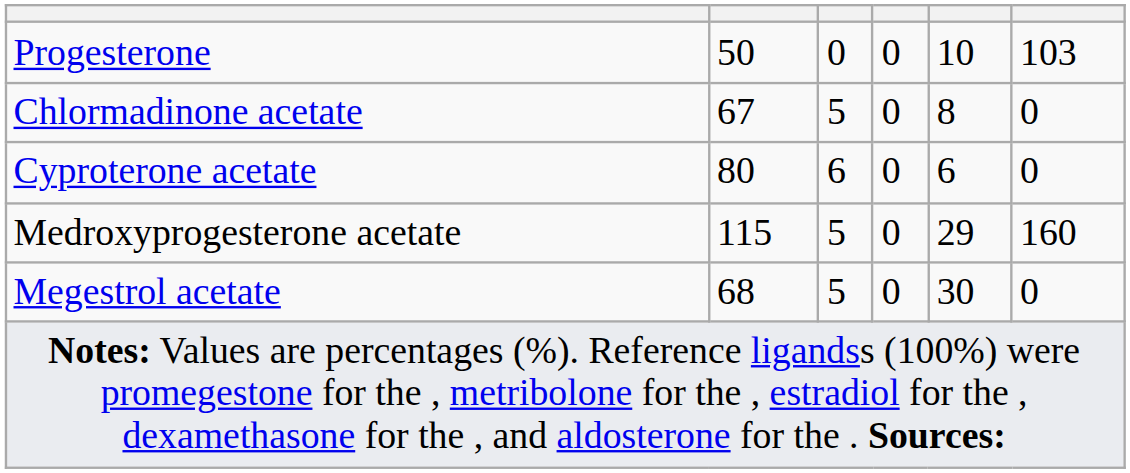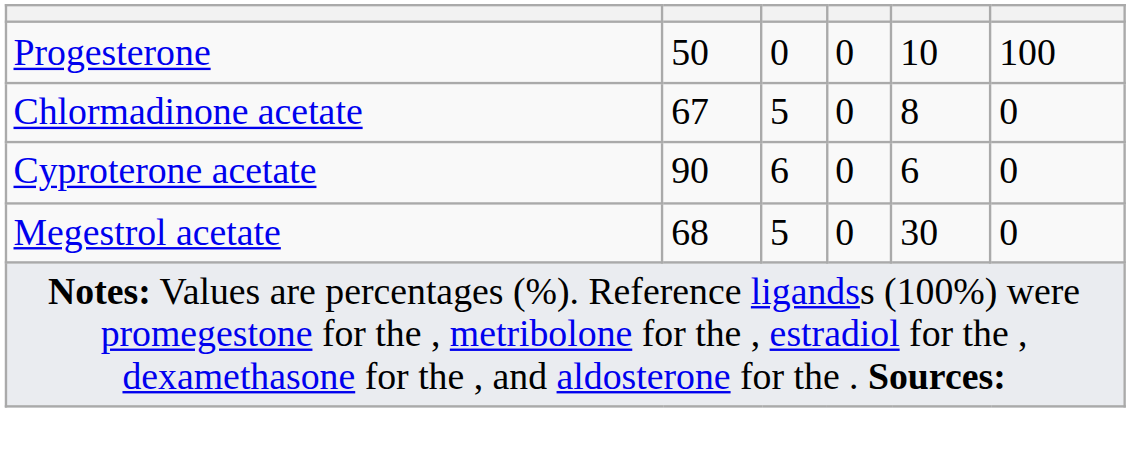(1048, 51) 103 -> (1028, 51) 100
(736, 171) 80 -> (690, 171) 90
- row: (237, 231)
